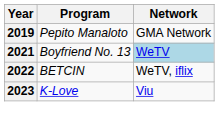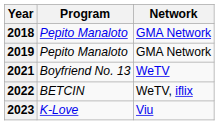+ row: (21, 33)
(153, 52) lightblue background -> (153, 71) no background
